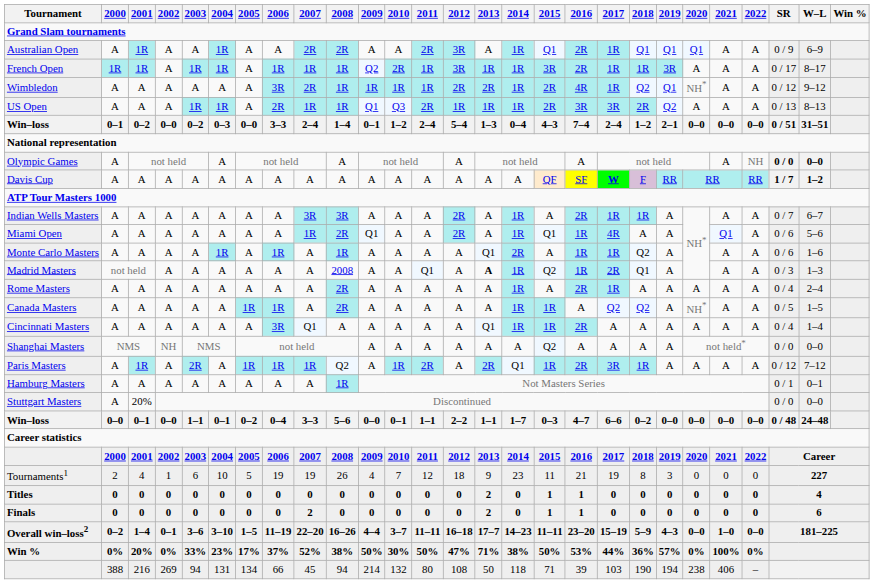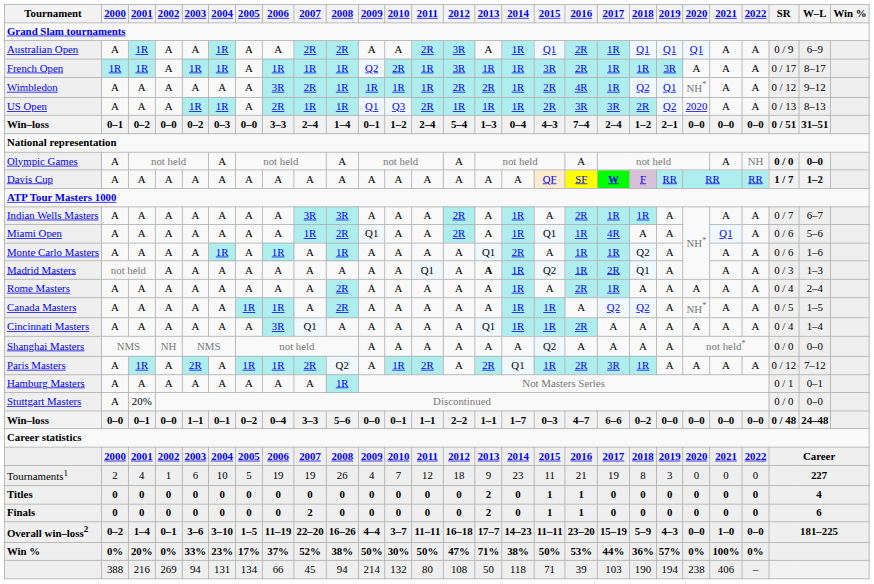(696, 106) A -> (696, 106) 2020
(342, 270) 2008 -> (342, 270) A
(310, 365) 1R -> (310, 365) 2R
